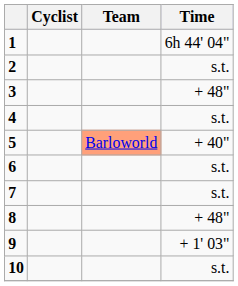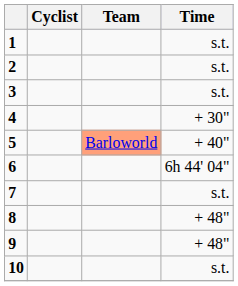(197, 42) 6h 44' 04" -> (220, 42) s.t.
(212, 92) + 48" -> (220, 92) s.t.
(220, 117) s.t. -> (212, 117) + 30"
(220, 167) s.t. -> (197, 167) 6h 44' 04"
(204, 243) + 1' 03" -> (212, 243) + 48"
